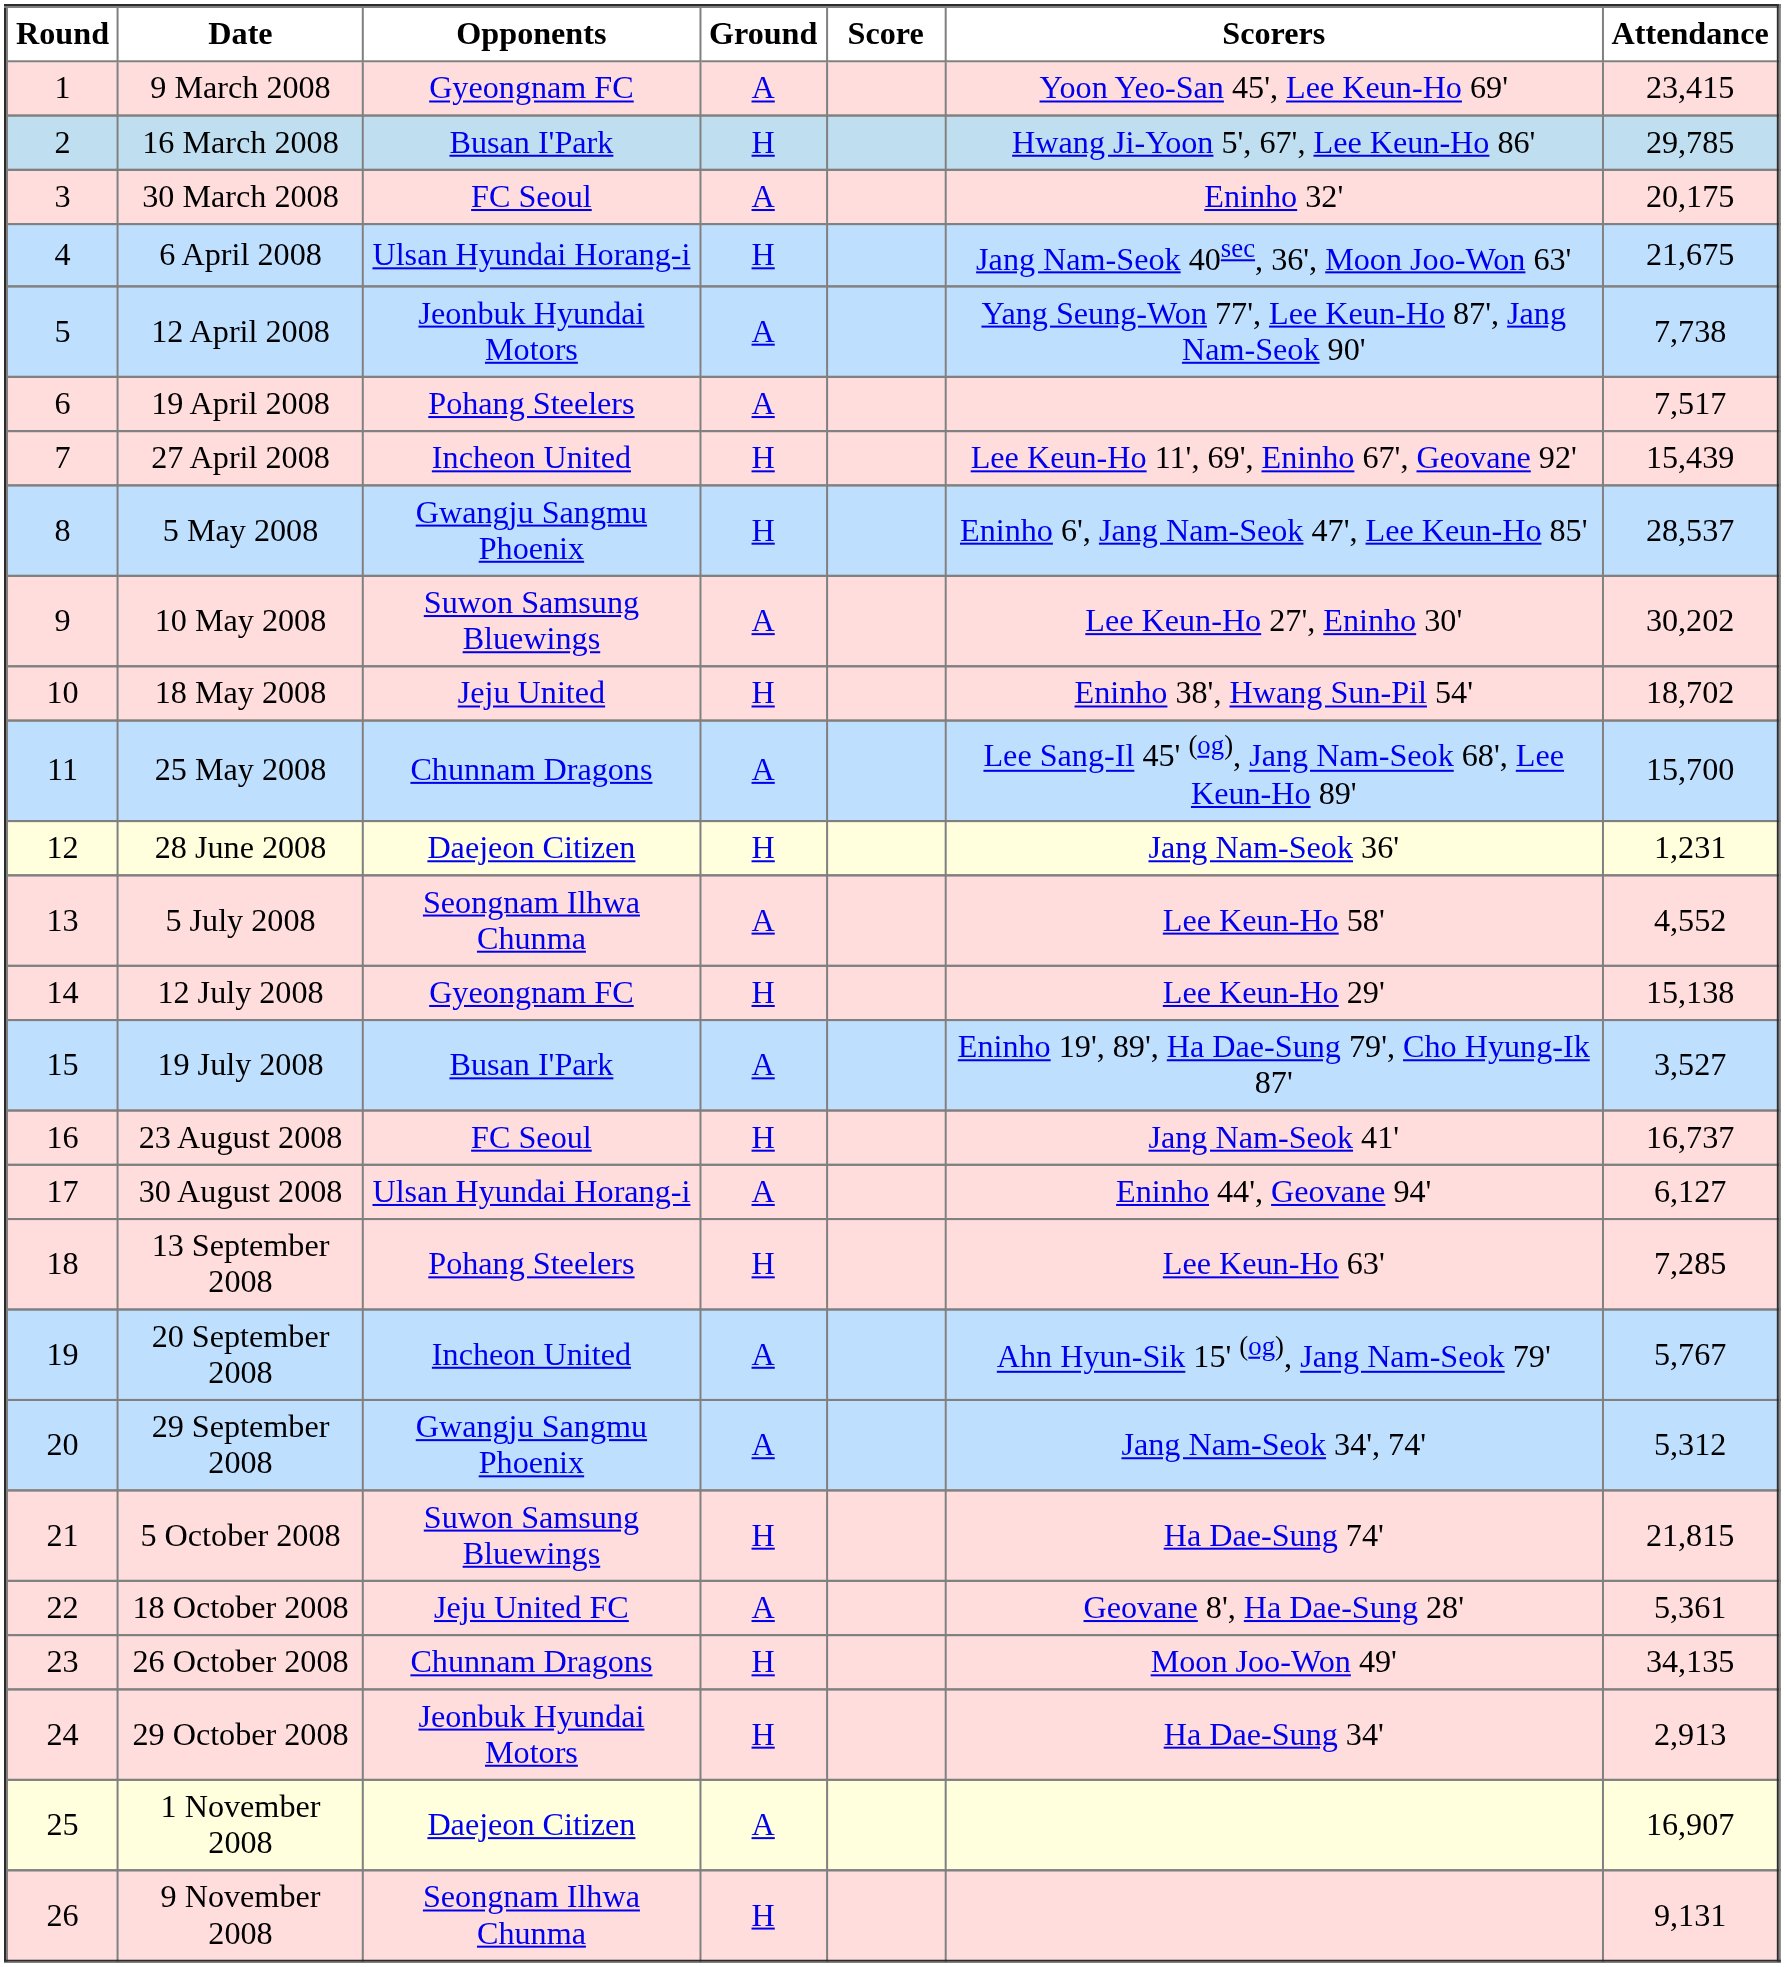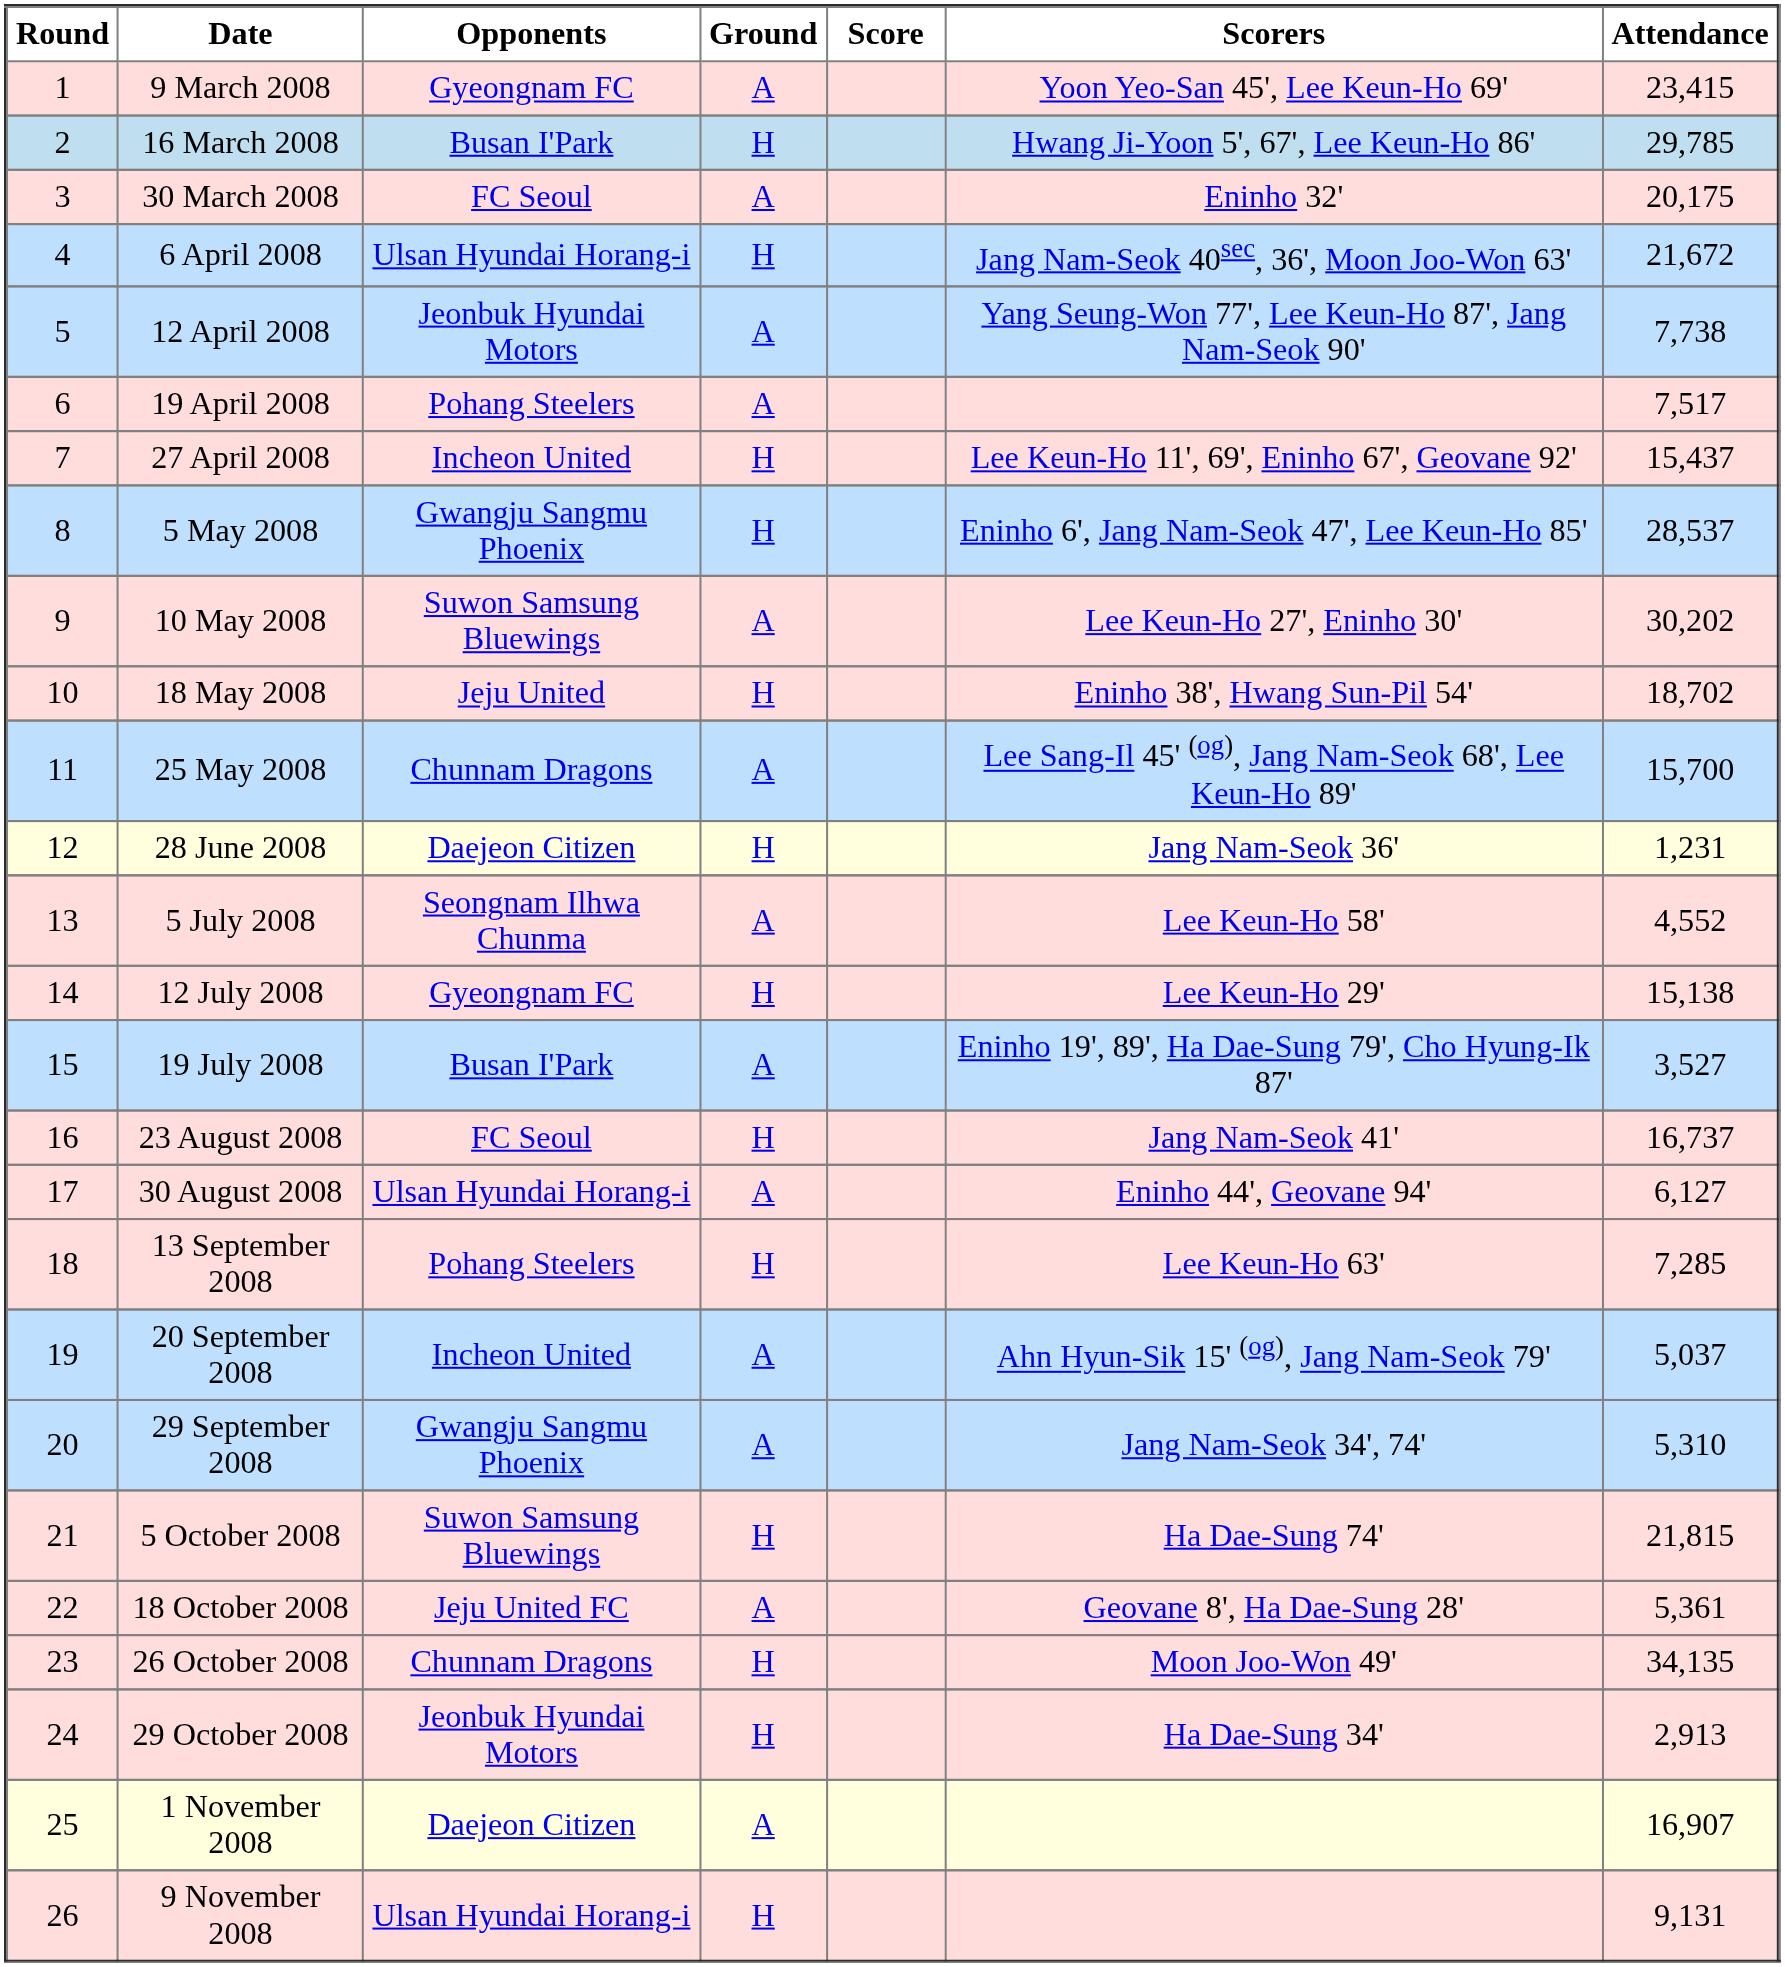(1690, 255) 21,675 -> (1690, 255) 21,672
(1690, 458) 15,439 -> (1690, 458) 15,437
(1690, 1353) 5,767 -> (1690, 1353) 5,037
(1690, 1443) 5,312 -> (1690, 1443) 5,310
(531, 1914) Seongnam Ilhwa Chunma -> (531, 1914) Ulsan Hyundai Horang-i
